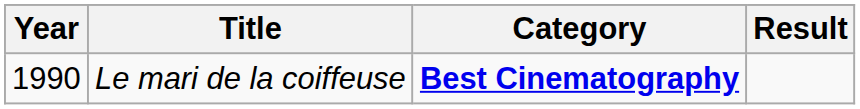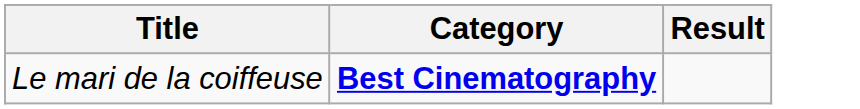- column: (46, 28)
